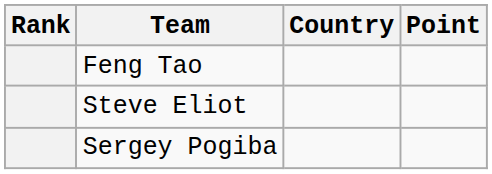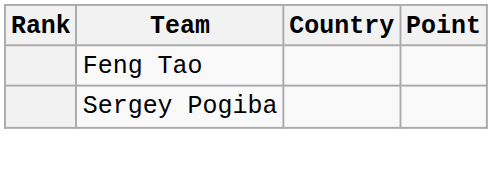- row: (165, 107)
